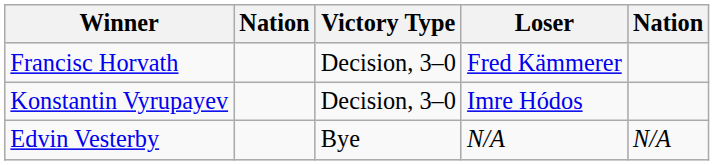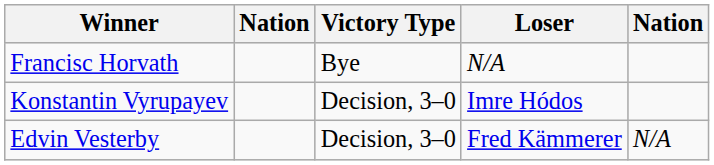(388, 62) Decision, 3–0 -> (340, 62) Bye
(544, 62) Fred Kämmerer -> (486, 62) N/A
(340, 139) Bye -> (388, 139) Decision, 3–0
(486, 139) N/A -> (544, 139) Fred Kämmerer
